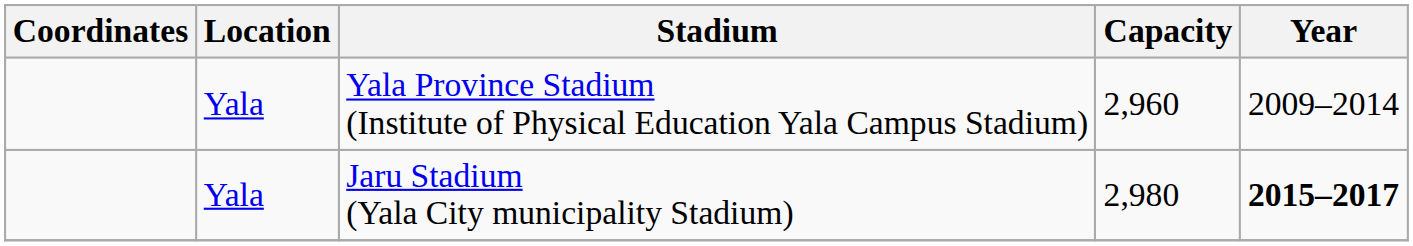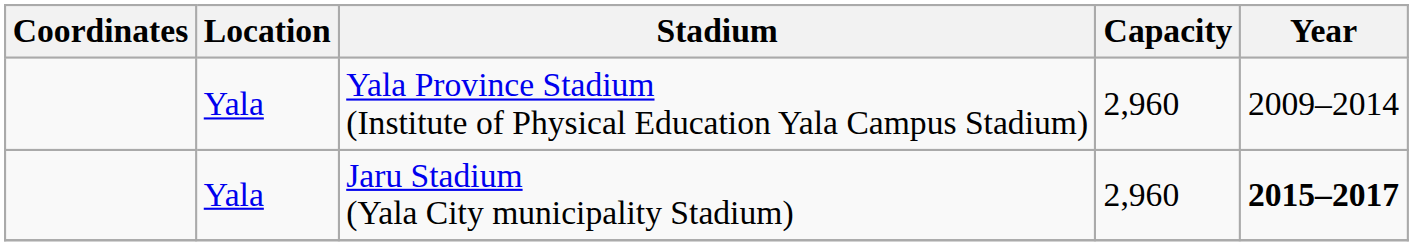(1141, 194) 2,980 -> (1141, 194) 2,960
